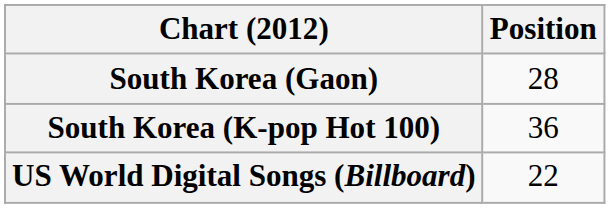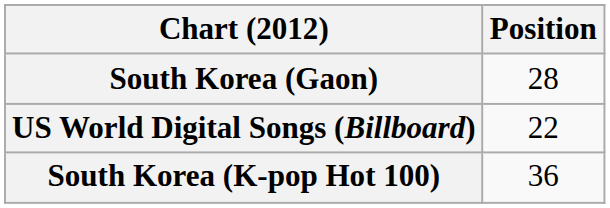rows swapped: (244, 127) <-> (244, 176)
